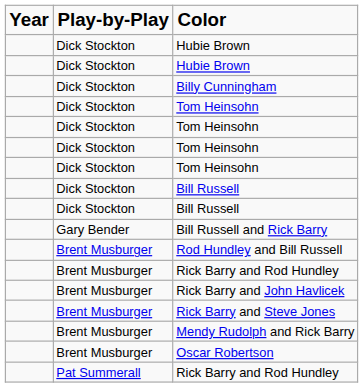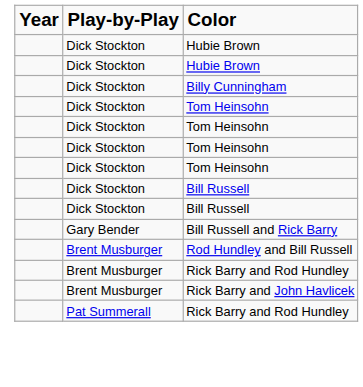- row: (104, 311)
- row: (104, 331)
- row: (104, 352)
